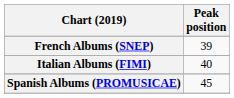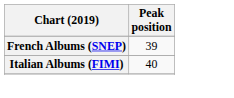- row: (94, 83)
